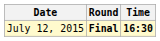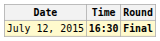columns swapped: (138, 12) <-> (104, 12)
